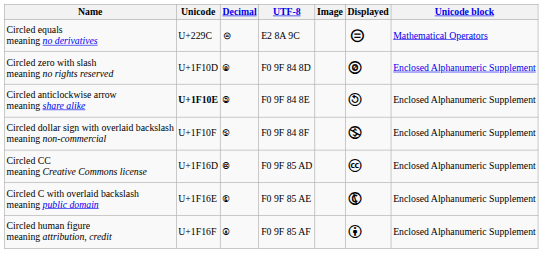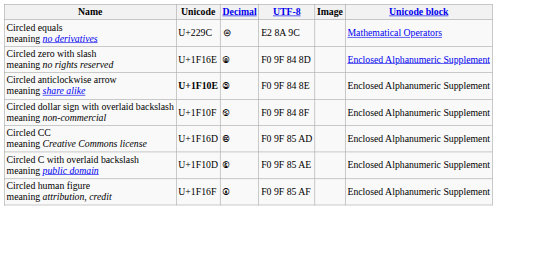- column: (368, 12)
(198, 67) U+1F10D -> (198, 59) U+1F16E
(198, 199) U+1F16E -> (198, 165) U+1F10D
